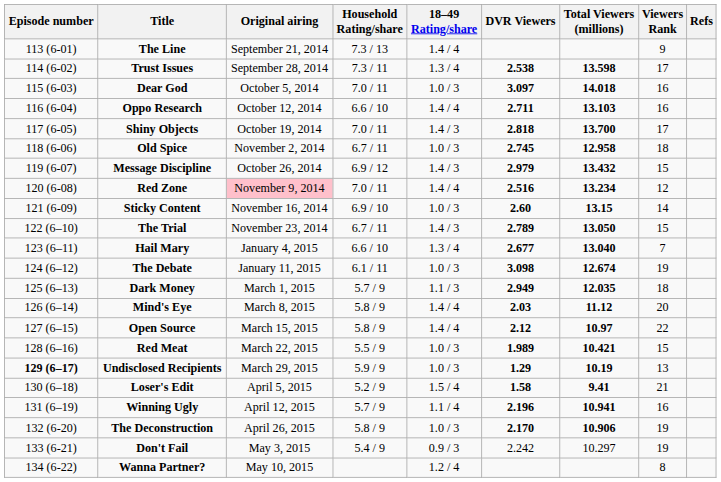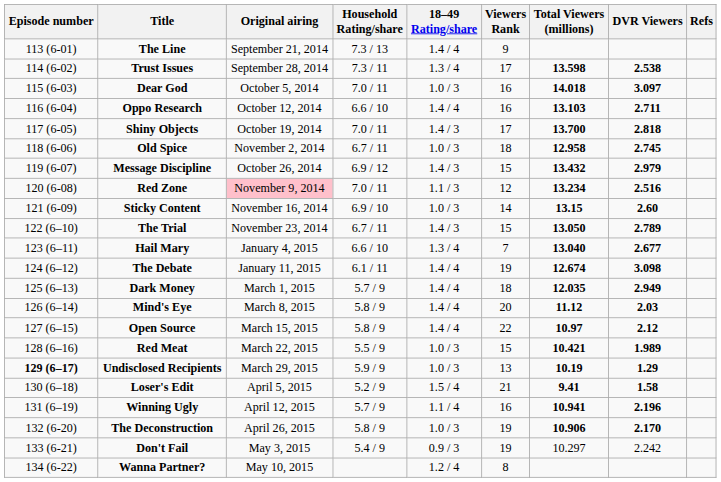columns swapped: (520, 22) <-> (663, 22)
(444, 188) 1.4 / 4 -> (444, 188) 1.1 / 3
(444, 268) 1.0 / 3 -> (444, 268) 1.4 / 4
(444, 288) 1.1 / 3 -> (444, 288) 1.4 / 4
